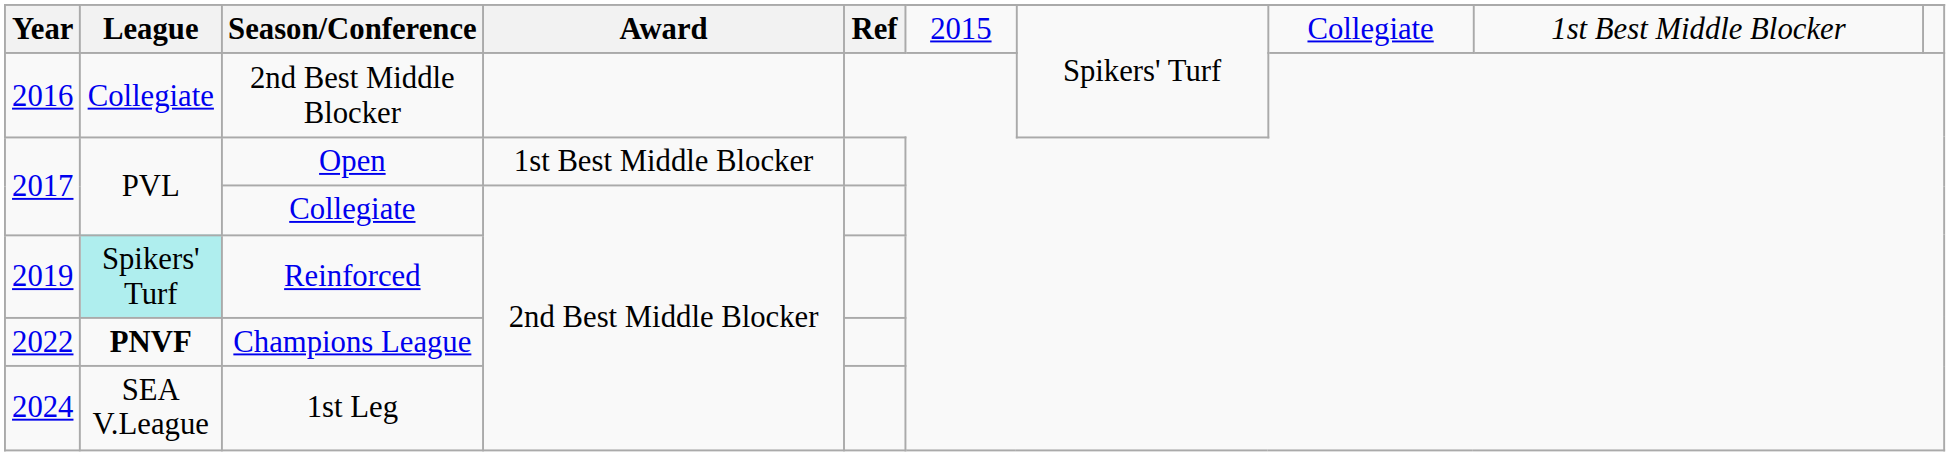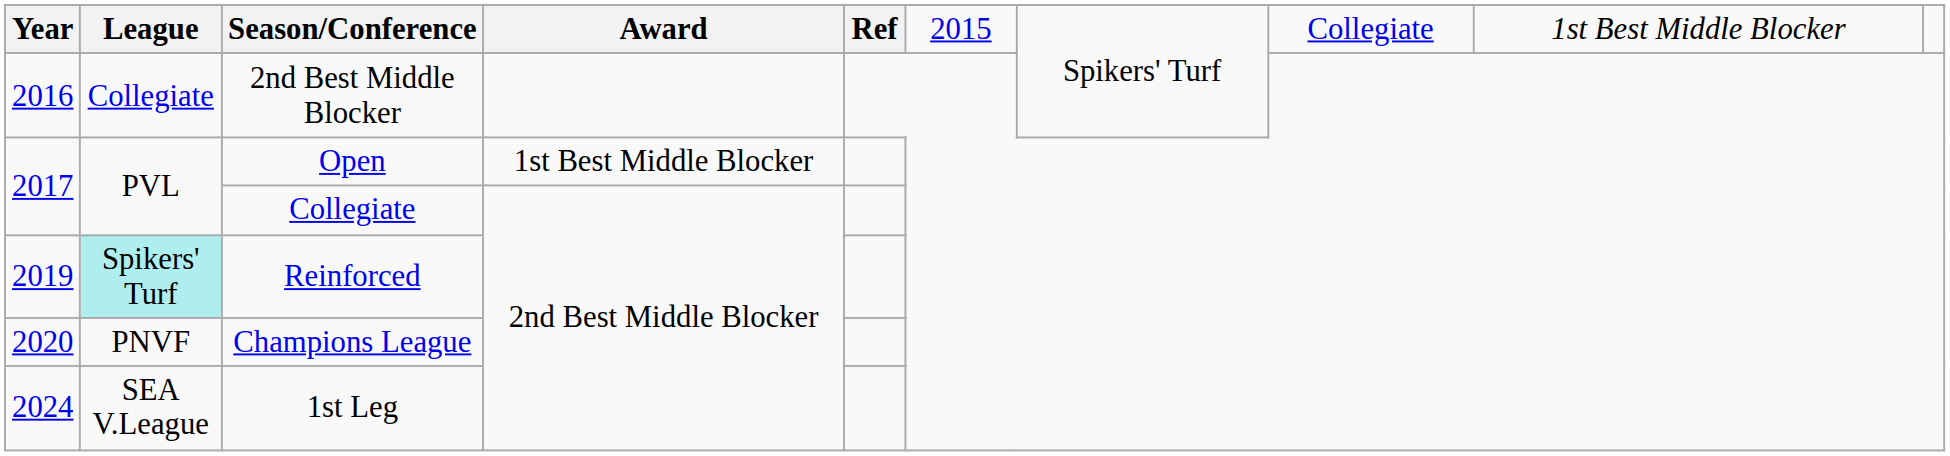(43, 341) 2022 -> (43, 341) 2020
(151, 341) bold -> (151, 341) normal
